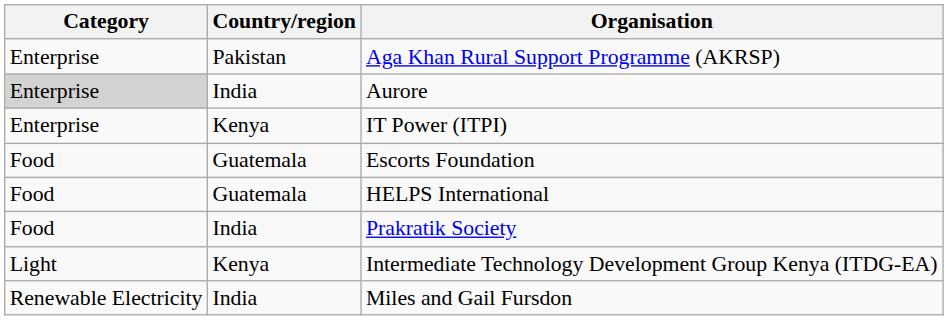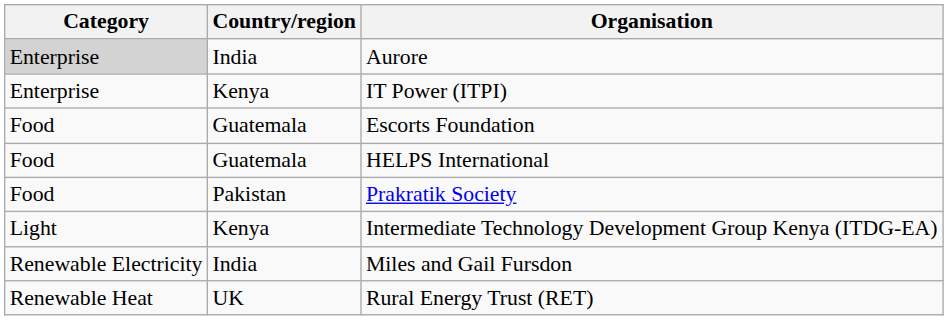- row: (573, 56)
(235, 228) India -> (249, 194) Pakistan
+ row: (480, 297)
